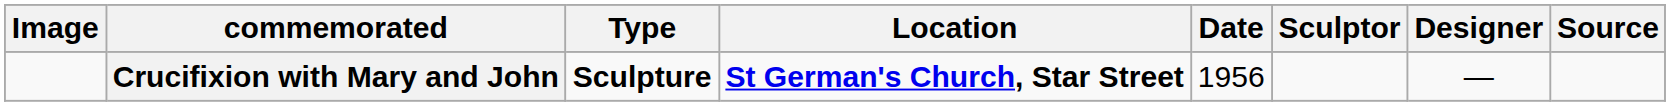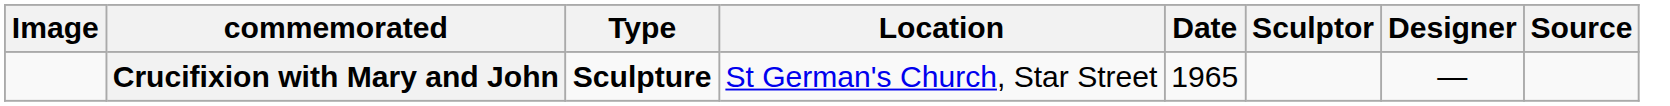(955, 76) bold -> (941, 76) normal
(1231, 76) 1956 -> (1205, 76) 1965
